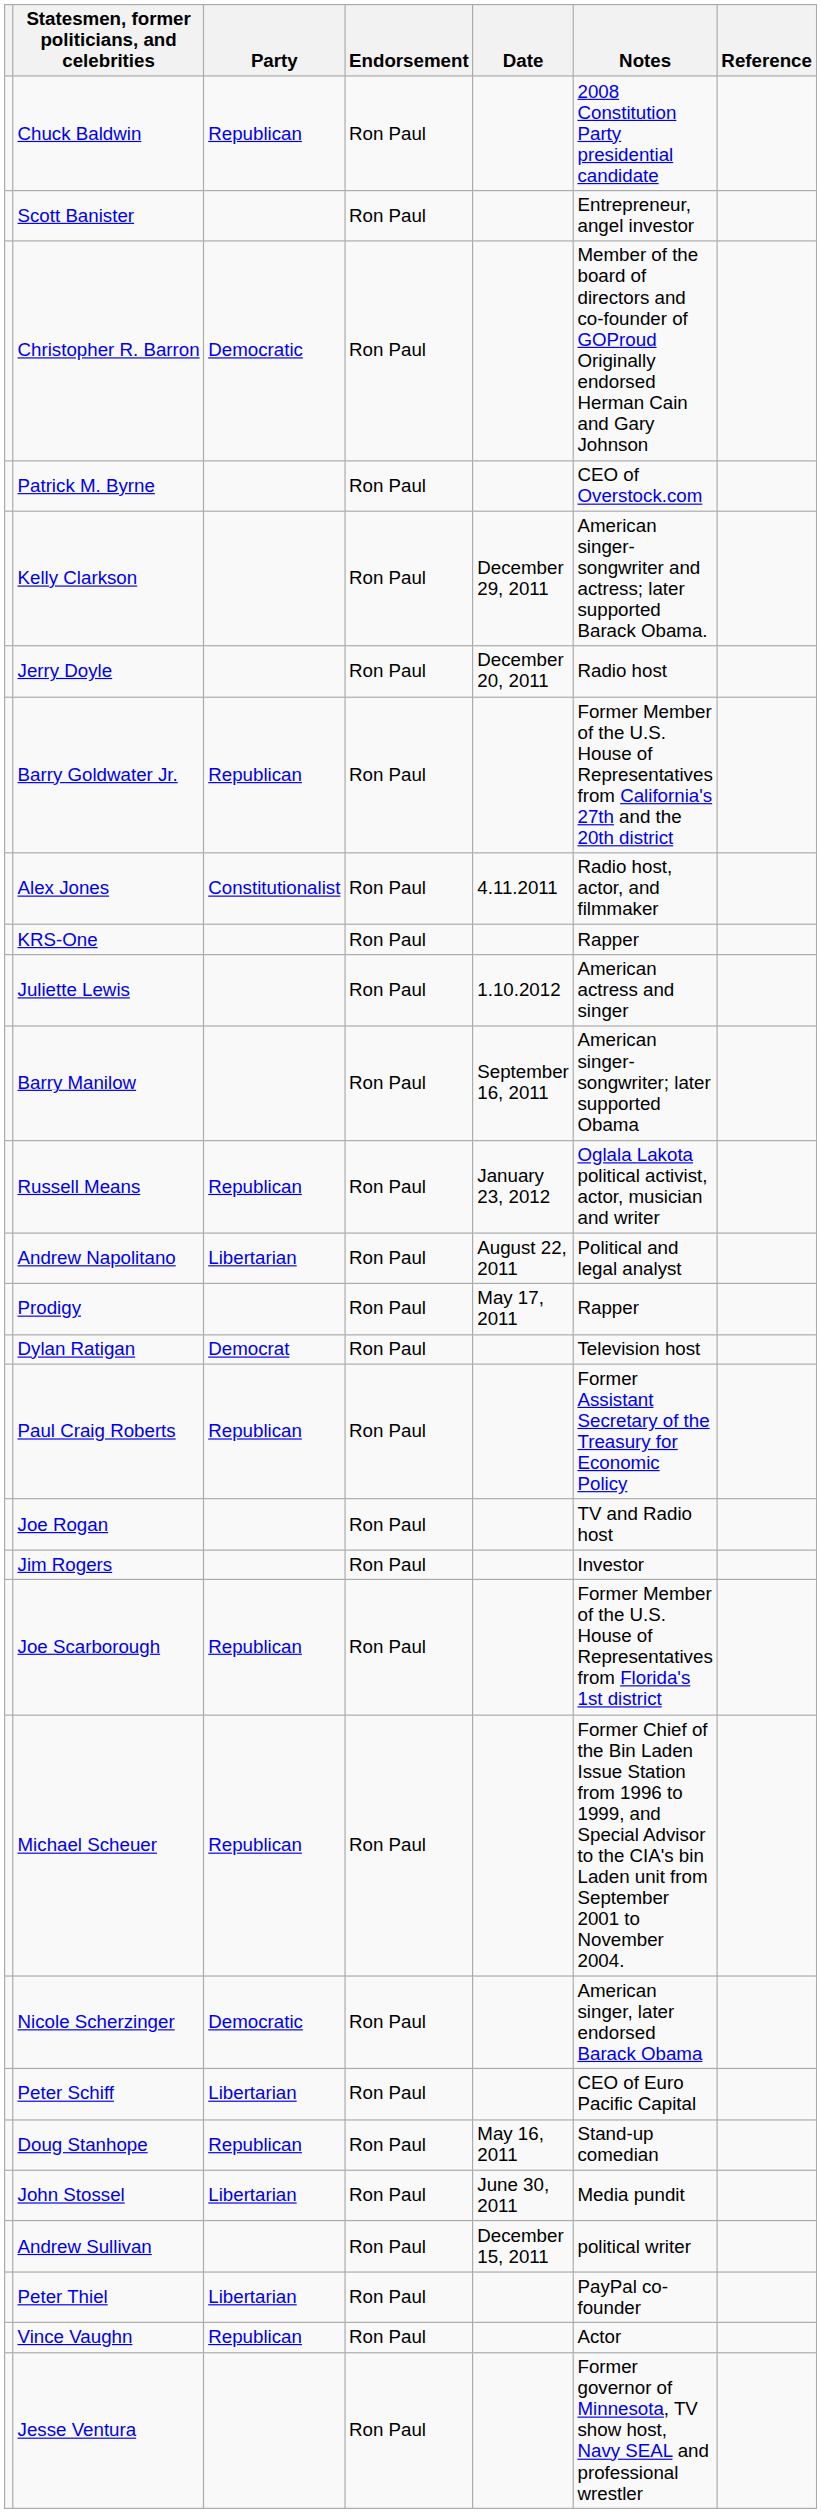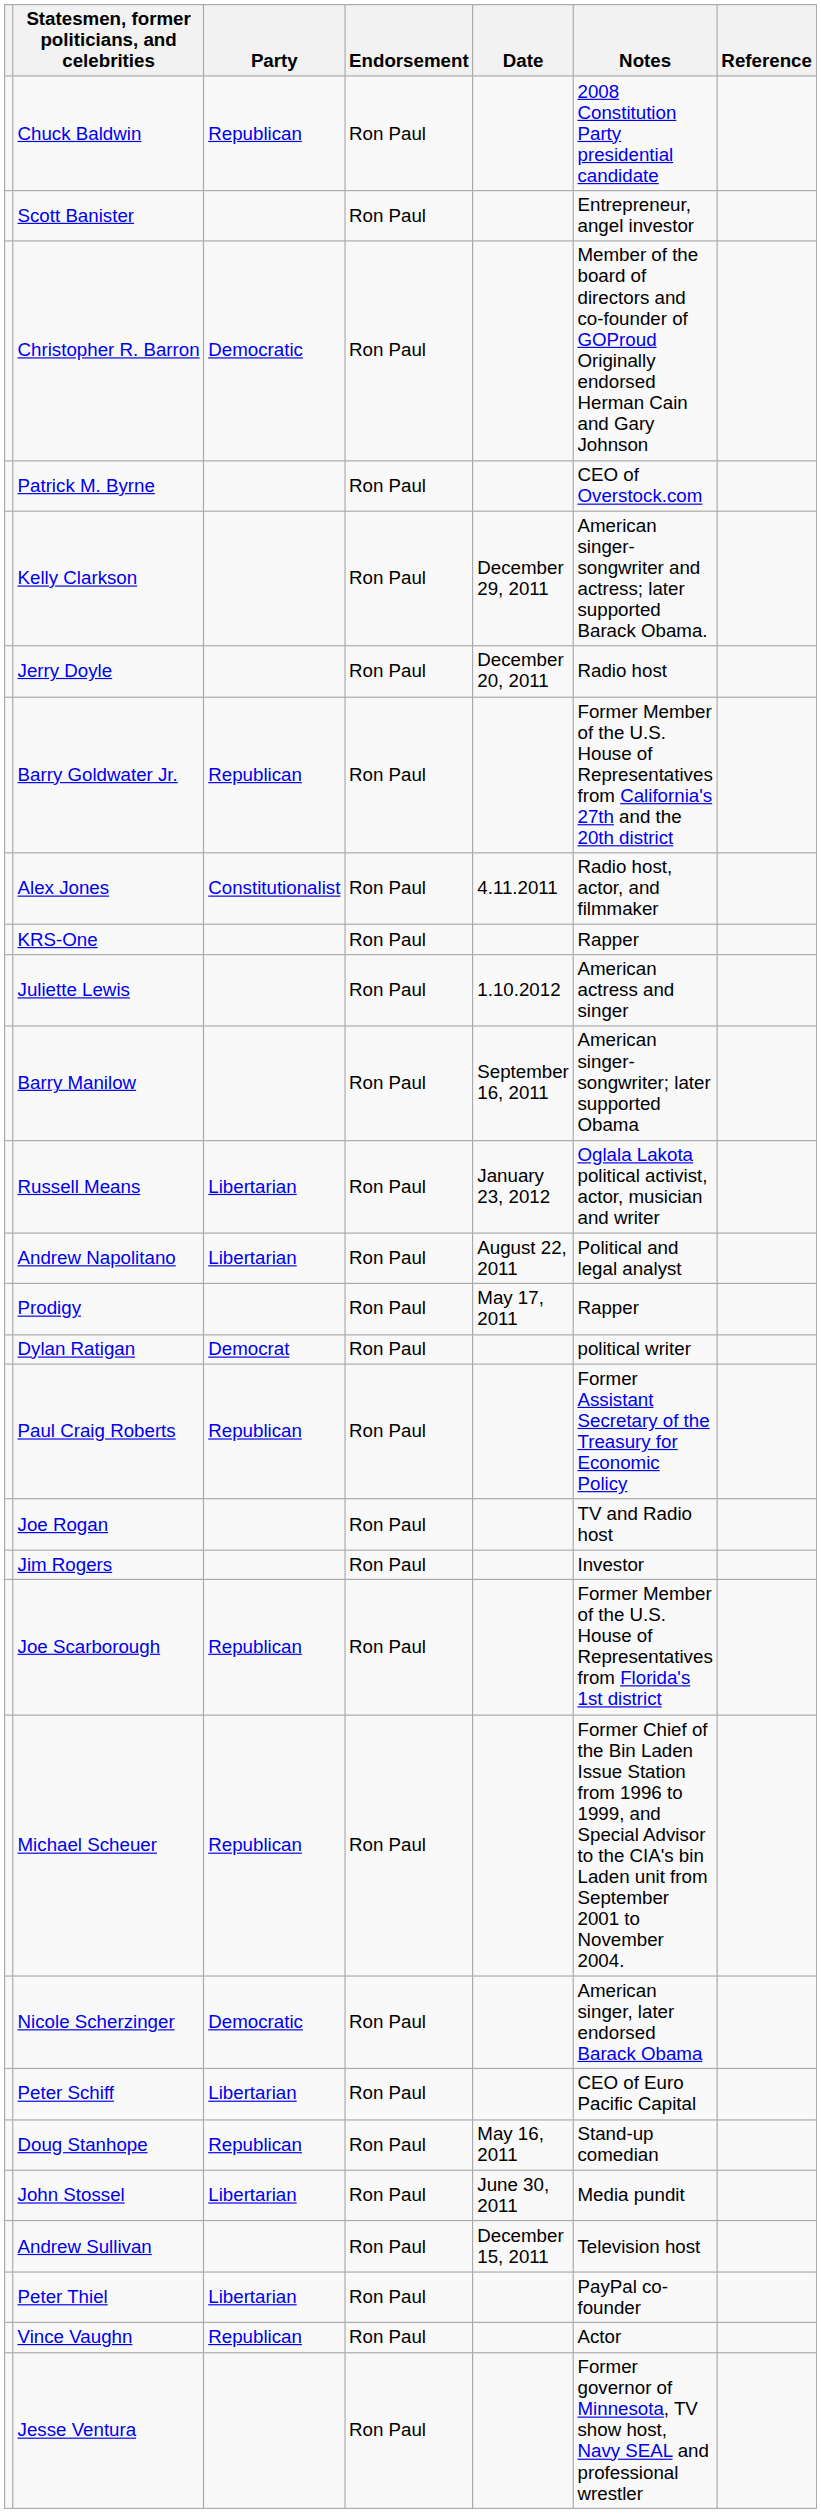(255, 1186) Republican -> (252, 1186) Libertarian
(639, 1349) Television host -> (634, 1349) political writer
(634, 2246) political writer -> (639, 2246) Television host
